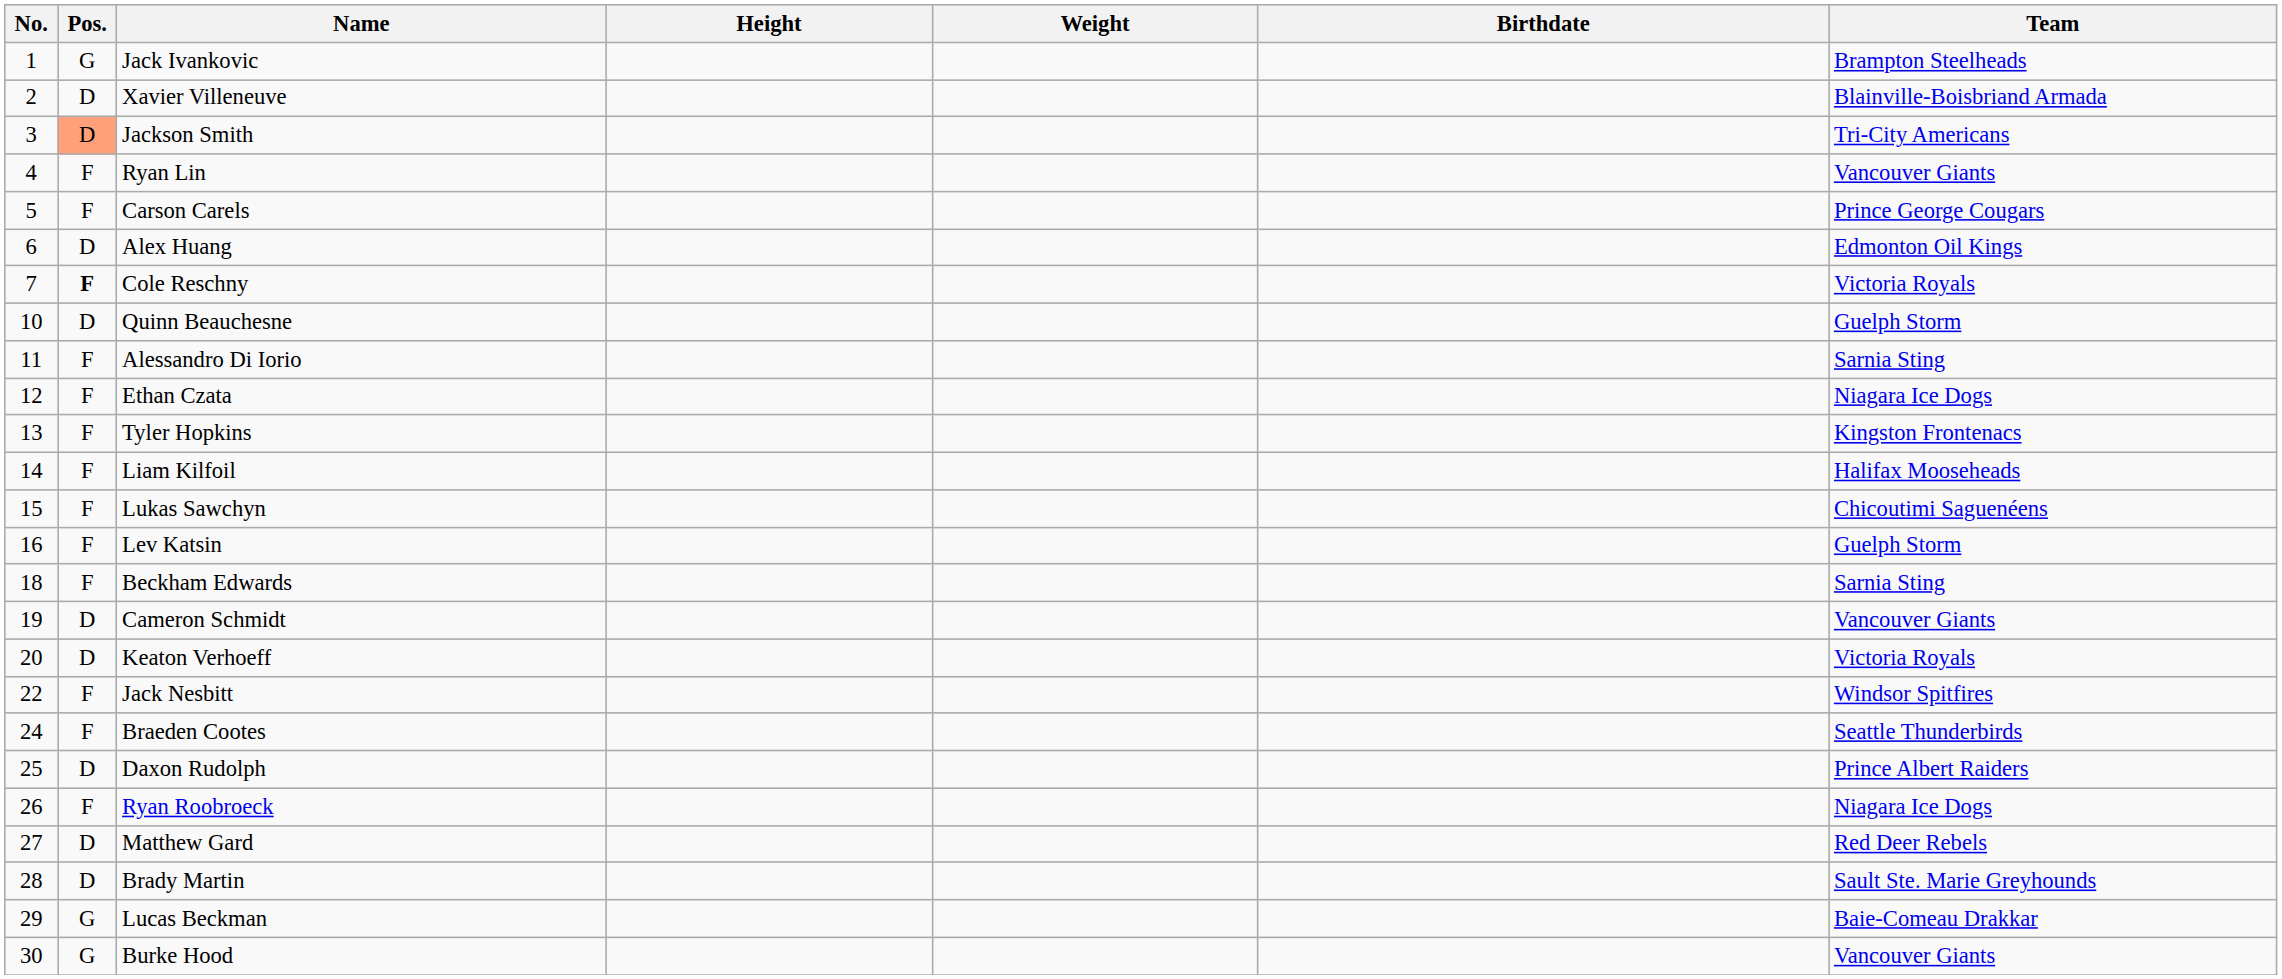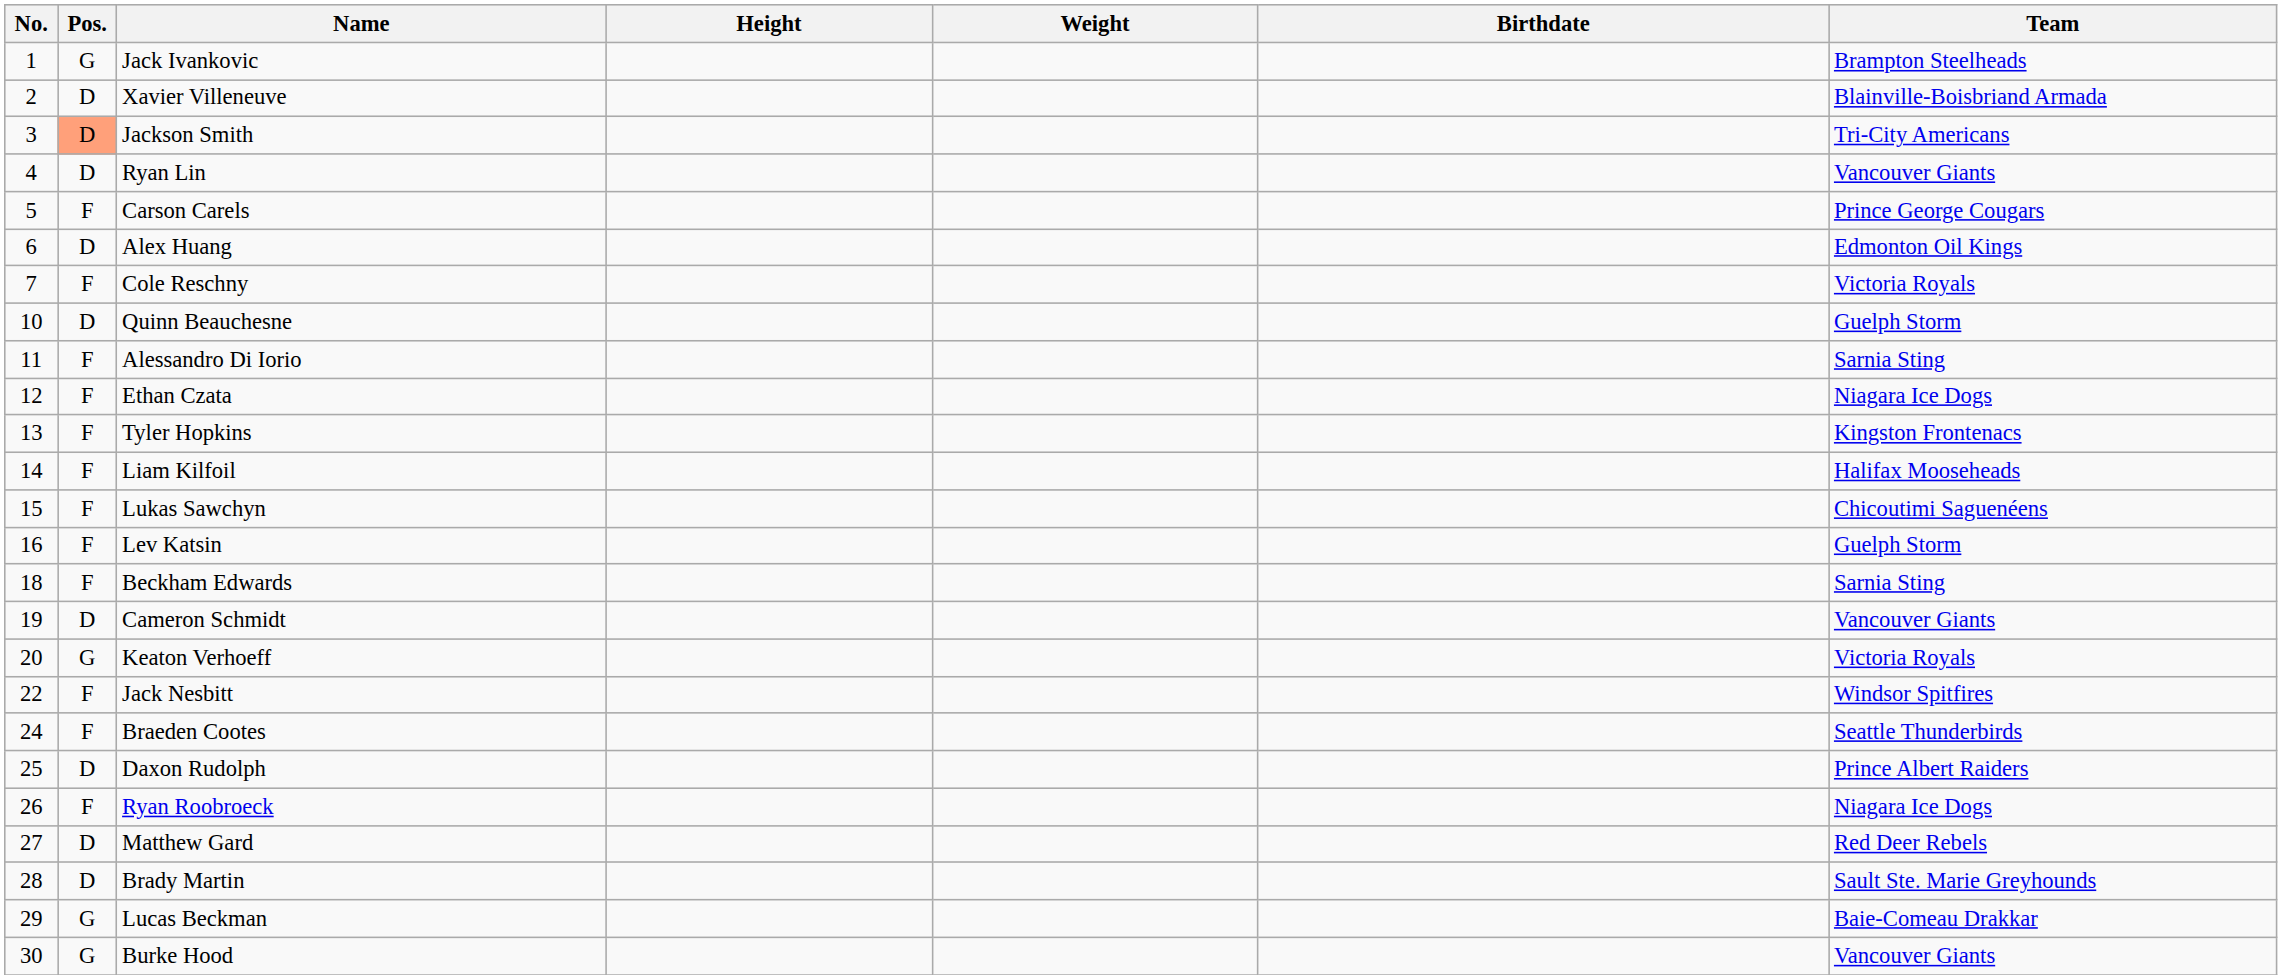(87, 172) F -> (87, 172) D
(87, 284) bold -> (87, 284) normal
(87, 657) D -> (87, 657) G
